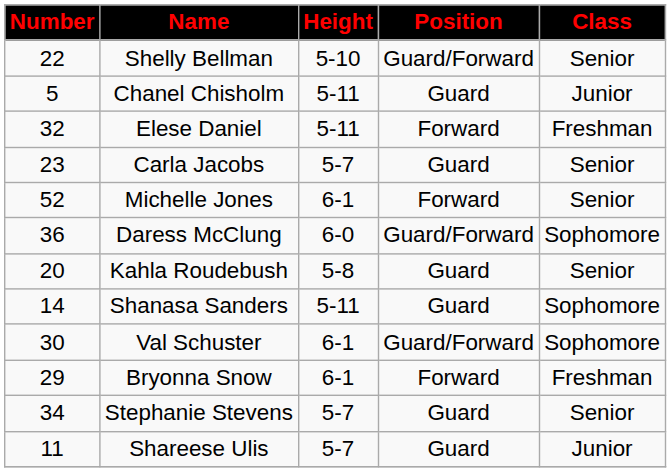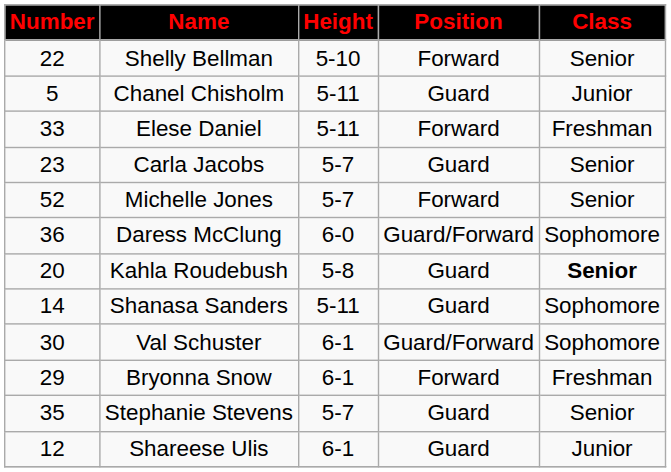(459, 57) Guard/Forward -> (459, 57) Forward
(52, 128) 32 -> (52, 128) 33
(338, 199) 6-1 -> (338, 199) 5-7
(602, 270) normal -> (602, 270) bold
(52, 413) 34 -> (52, 413) 35
(52, 448) 11 -> (52, 448) 12
(338, 448) 5-7 -> (338, 448) 6-1
